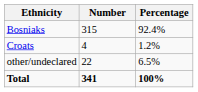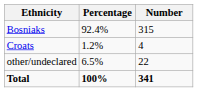columns swapped: (107, 12) <-> (164, 12)
